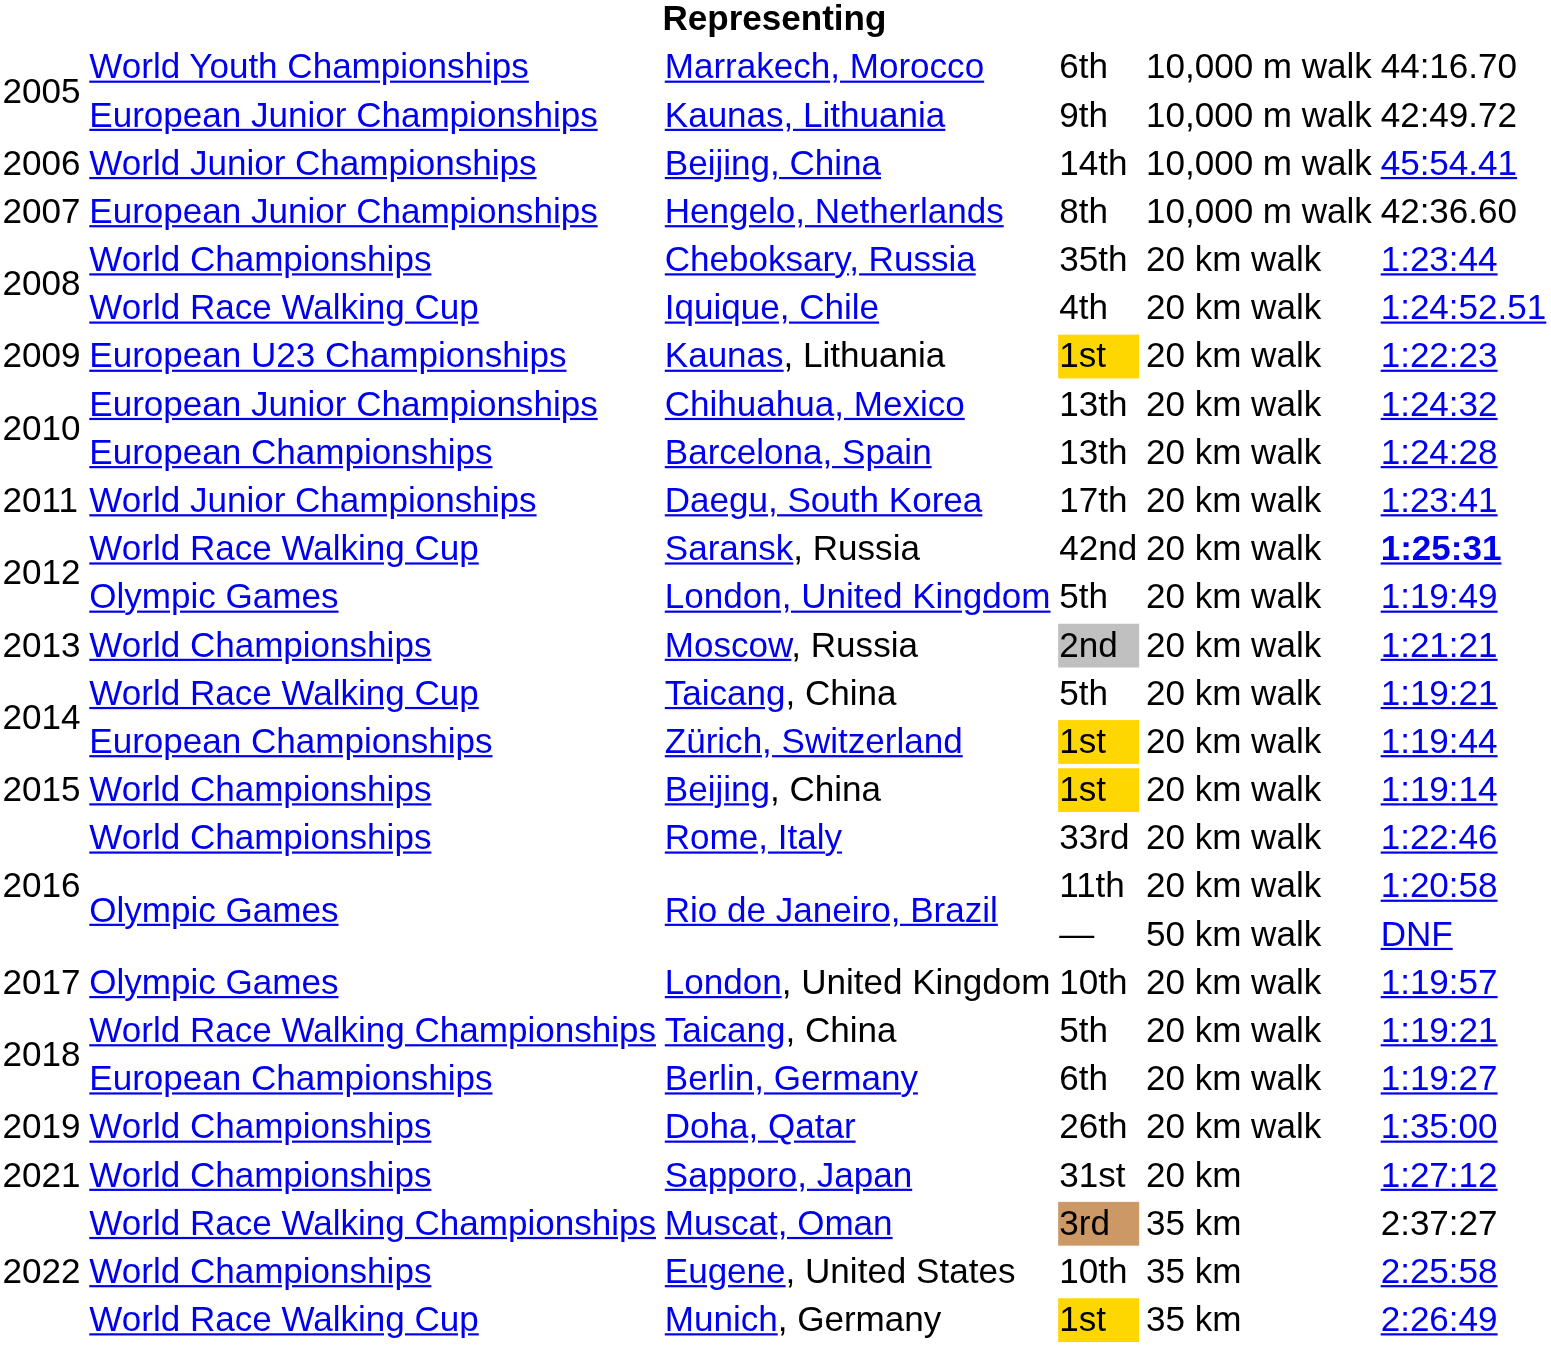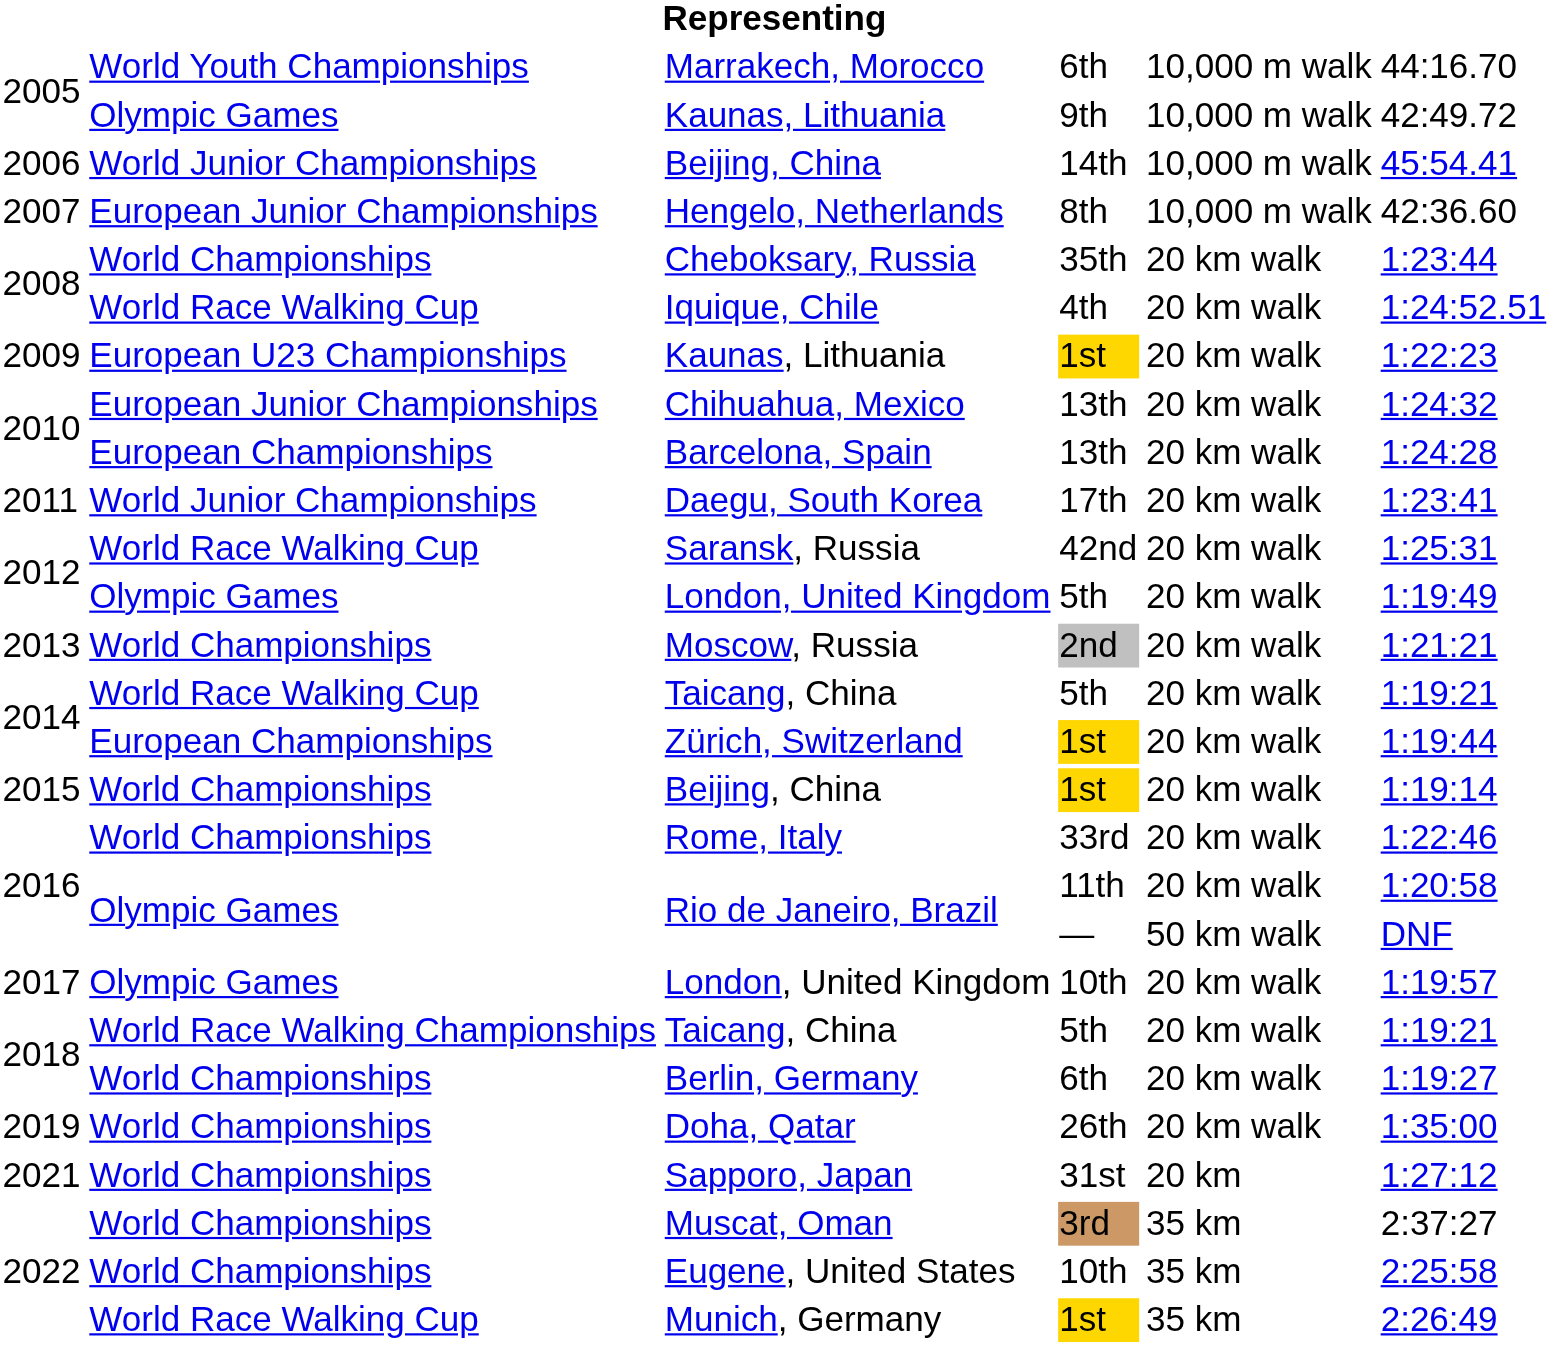(343, 115) European Junior Championships -> (214, 115) Olympic Games
(1441, 548) bold -> (1439, 548) normal
(291, 1078) European Championships -> (260, 1078) World Championships
(373, 1223) World Race Walking Championships -> (260, 1223) World Championships
